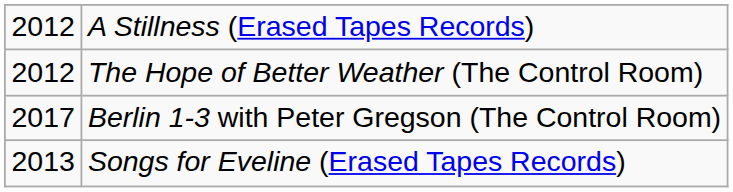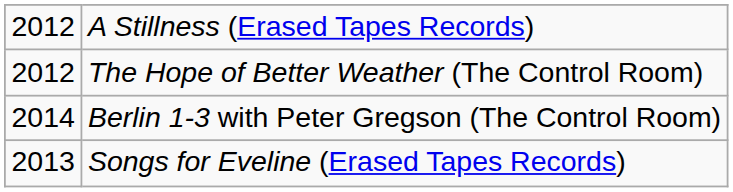(43, 117) 2017 -> (43, 117) 2014
